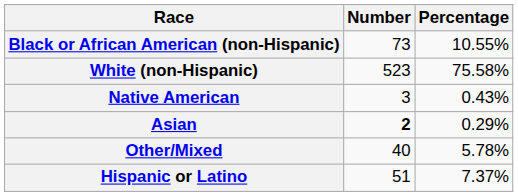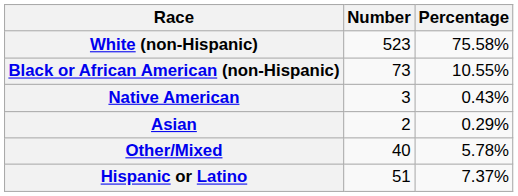rows swapped: (174, 71) <-> (174, 44)
(406, 124) bold -> (406, 124) normal
